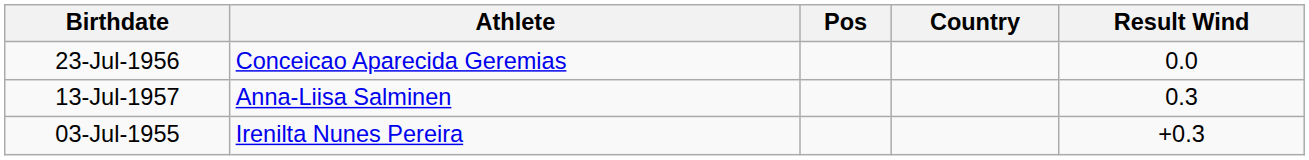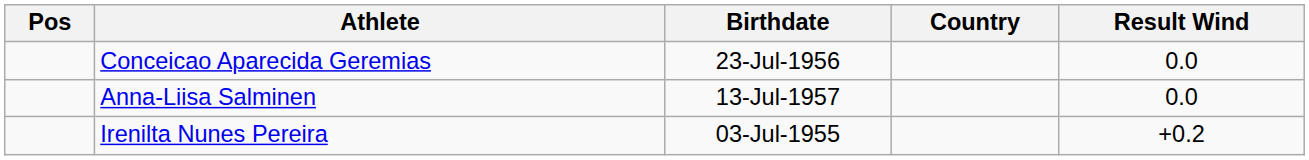columns swapped: (846, 23) <-> (117, 23)
(1182, 97) 0.3 -> (1182, 97) 0.0
(1182, 135) +0.3 -> (1182, 135) +0.2
